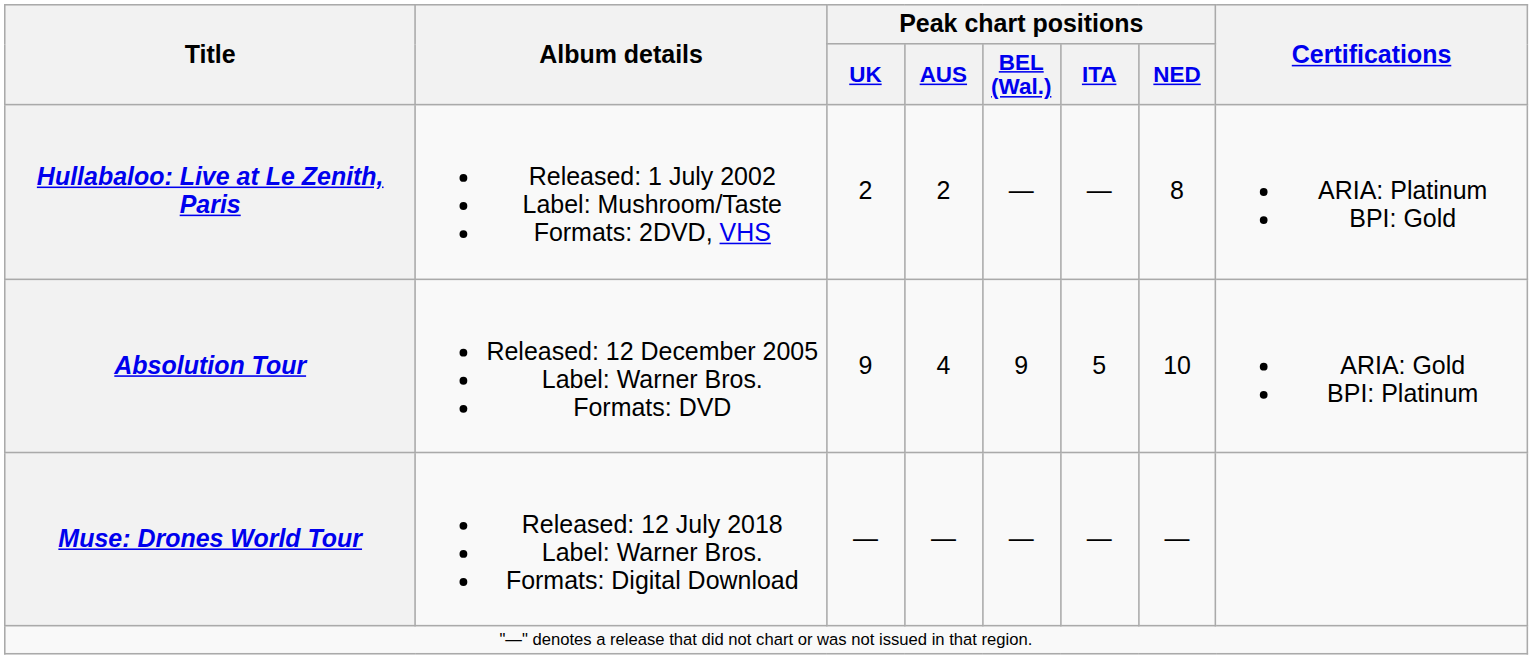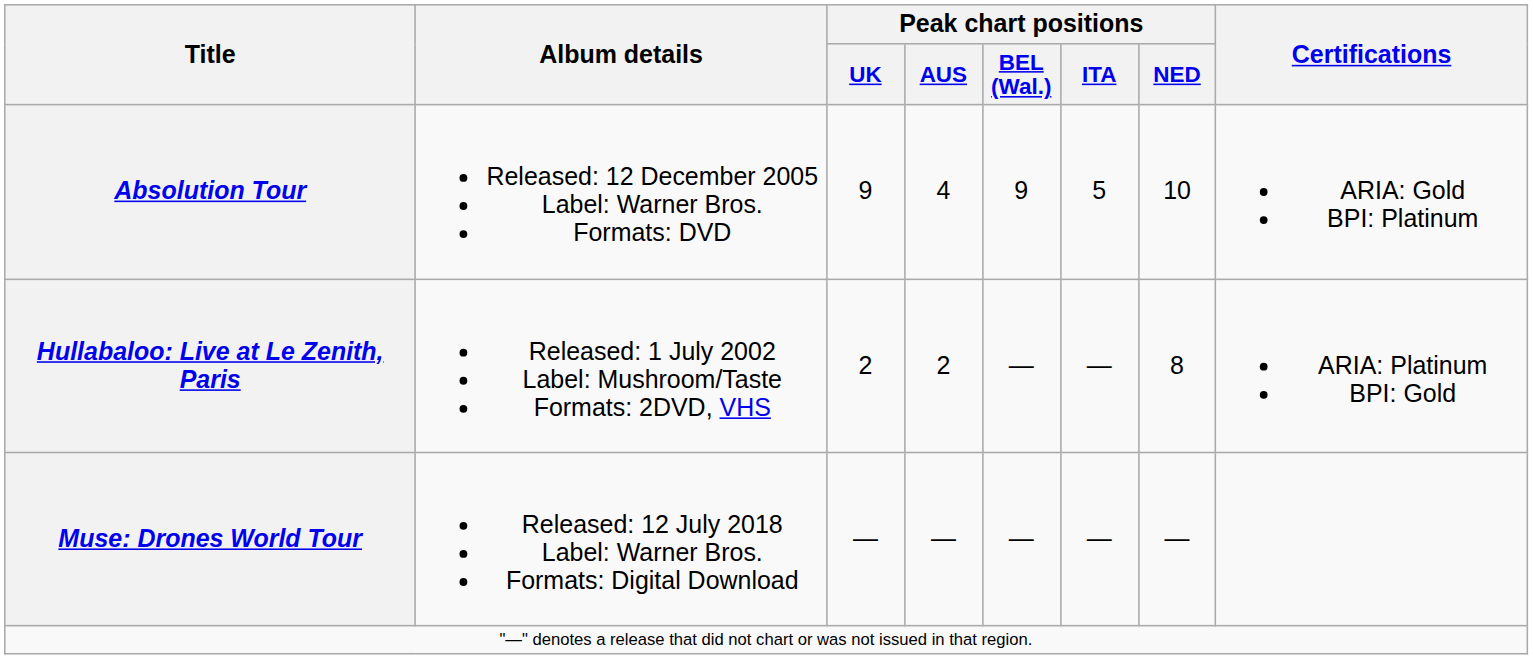rows swapped: (210, 191) <-> (210, 365)
